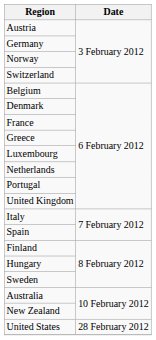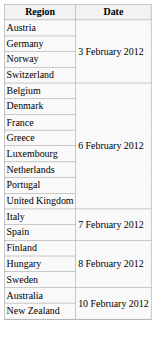- row: (33, 327)
